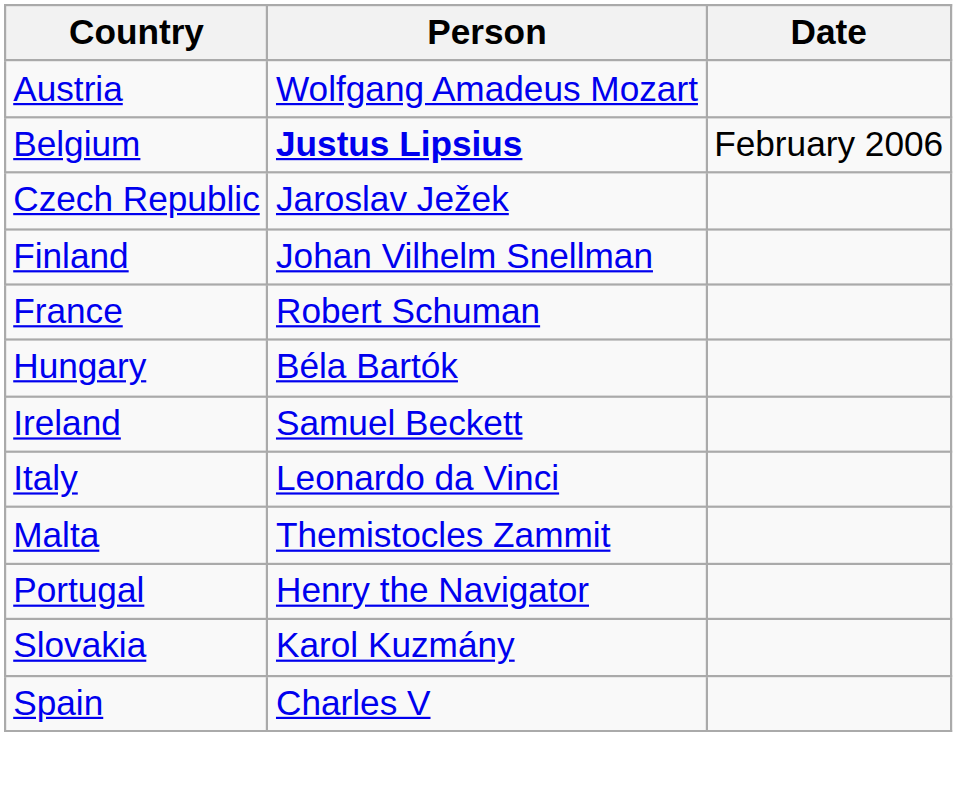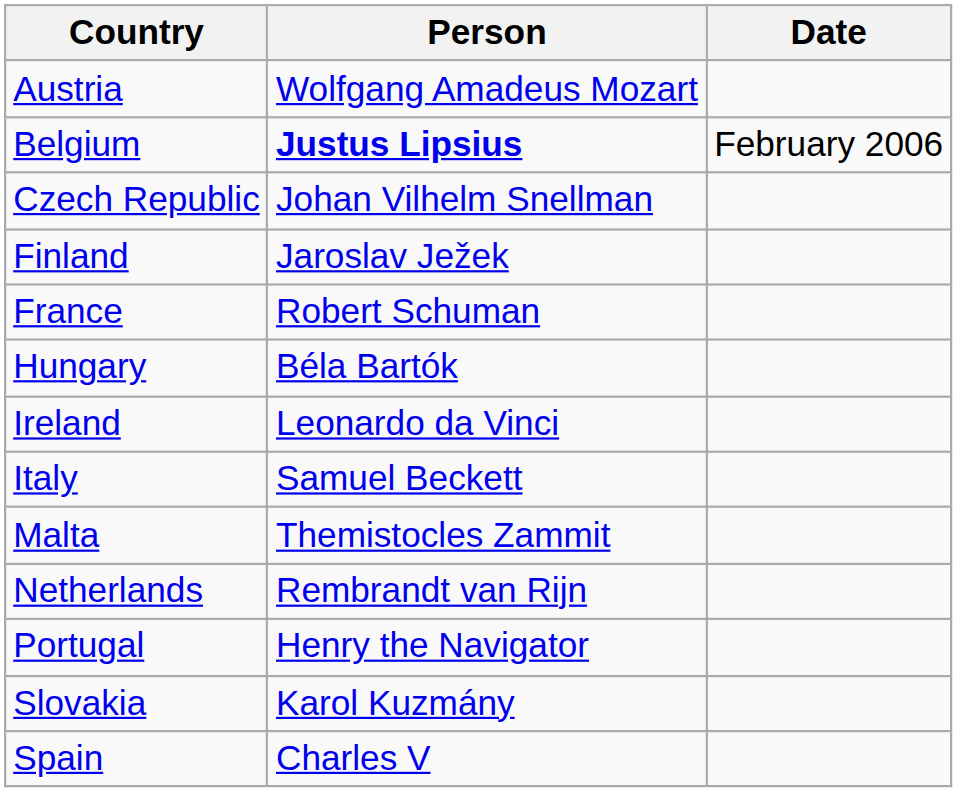(392, 199) Jaroslav Ježek -> (464, 199) Johan Vilhelm Snellman
(464, 255) Johan Vilhelm Snellman -> (392, 255) Jaroslav Ježek
(399, 423) Samuel Beckett -> (418, 423) Leonardo da Vinci
(418, 479) Leonardo da Vinci -> (399, 479) Samuel Beckett
+ row: (108, 590)
